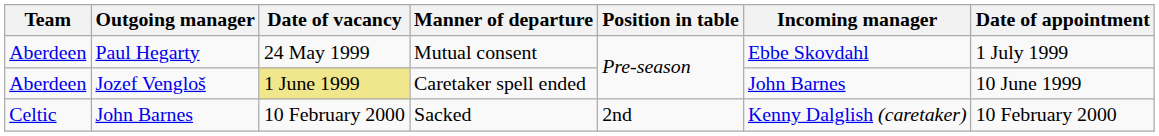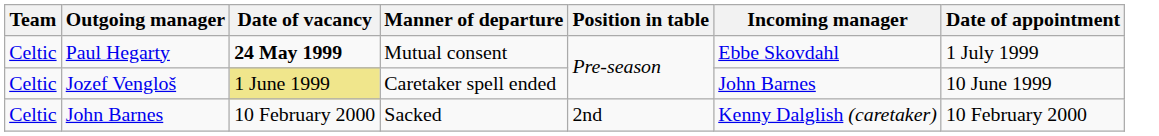(48, 51) Aberdeen -> (33, 51) Celtic
(317, 51) normal -> (288, 51) bold
(48, 83) Aberdeen -> (33, 83) Celtic
